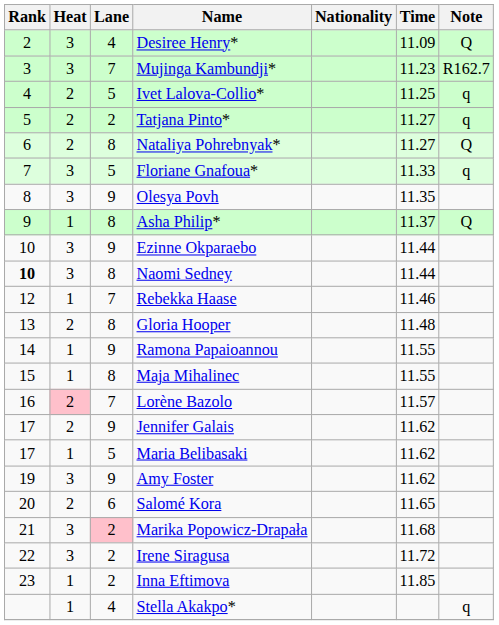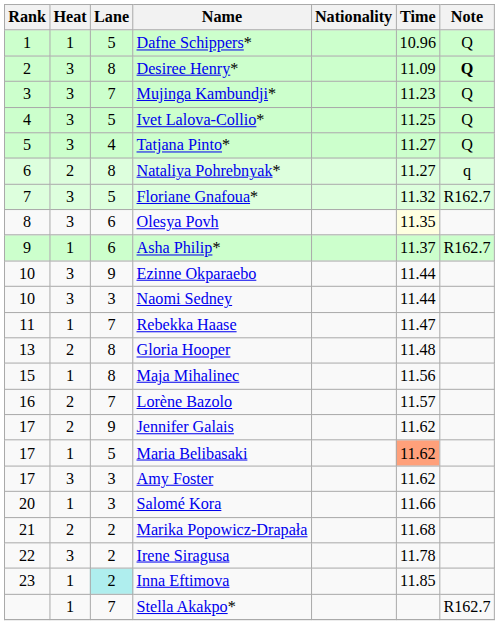+ row: (194, 42)
(112, 42) 4 -> (112, 68) 8
(466, 42) normal -> (467, 68) bold
(466, 68) R162.7 -> (467, 94) Q
(70, 94) 2 -> (70, 119) 3
(466, 94) q -> (467, 119) Q
(70, 119) 2 -> (70, 145) 3
(112, 119) 2 -> (112, 145) 4
(466, 119) q -> (467, 145) Q
(466, 145) Q -> (467, 171) q
(417, 171) 11.33 -> (418, 196) 11.32
(466, 171) q -> (467, 196) R162.7
(112, 196) 9 -> (112, 222) 6
(417, 196) no background -> (418, 222) lightyellow background
(112, 222) 8 -> (112, 247) 6
(466, 222) Q -> (467, 247) R162.7
(27, 273) bold -> (27, 299) normal
(112, 273) 8 -> (112, 299) 3
(27, 299) 12 -> (27, 324) 11
(417, 299) 11.46 -> (418, 324) 11.47
- row: (207, 350)
(417, 376) 11.55 -> (418, 376) 11.56
(70, 401) pink background -> (70, 401) no background
(417, 453) no background -> (418, 453) lightsalmon background
(27, 478) 19 -> (27, 478) 17
(112, 478) 9 -> (112, 478) 3
(70, 504) 2 -> (70, 504) 1
(112, 504) 6 -> (112, 504) 3
(417, 504) 11.65 -> (418, 504) 11.66
(70, 529) 3 -> (70, 529) 2
(112, 529) pink background -> (112, 529) no background
(417, 555) 11.72 -> (418, 555) 11.78
(112, 581) no background -> (112, 581) paleturquoise background
(112, 606) 4 -> (112, 606) 7
(466, 606) q -> (467, 606) R162.7
